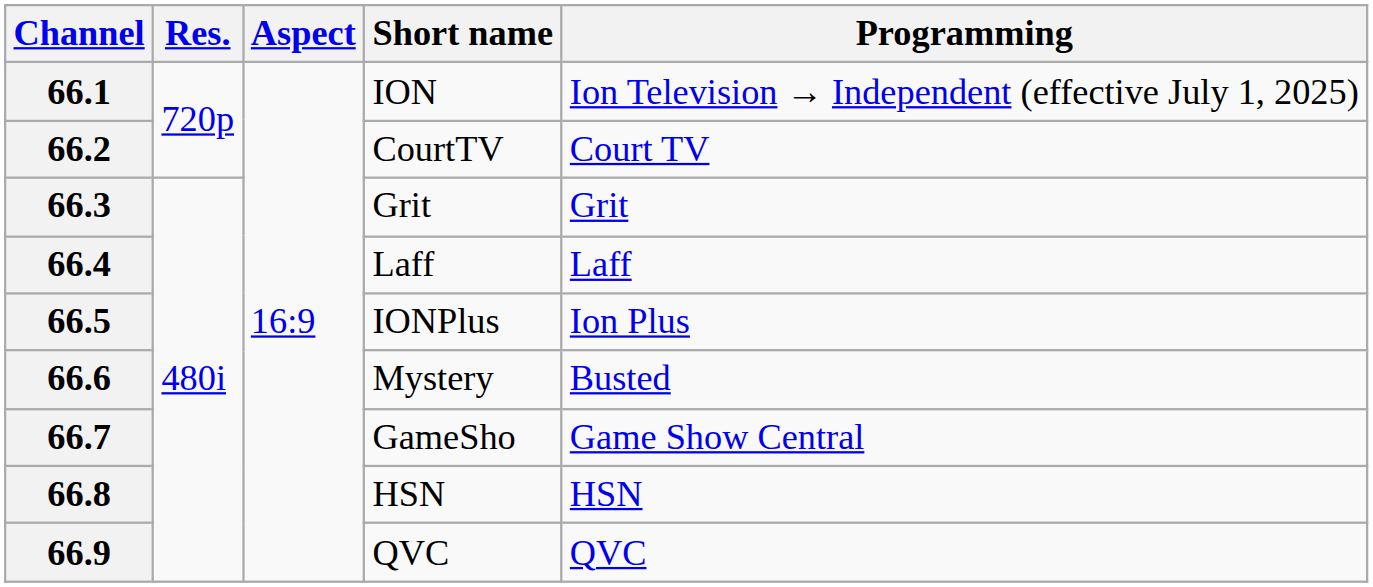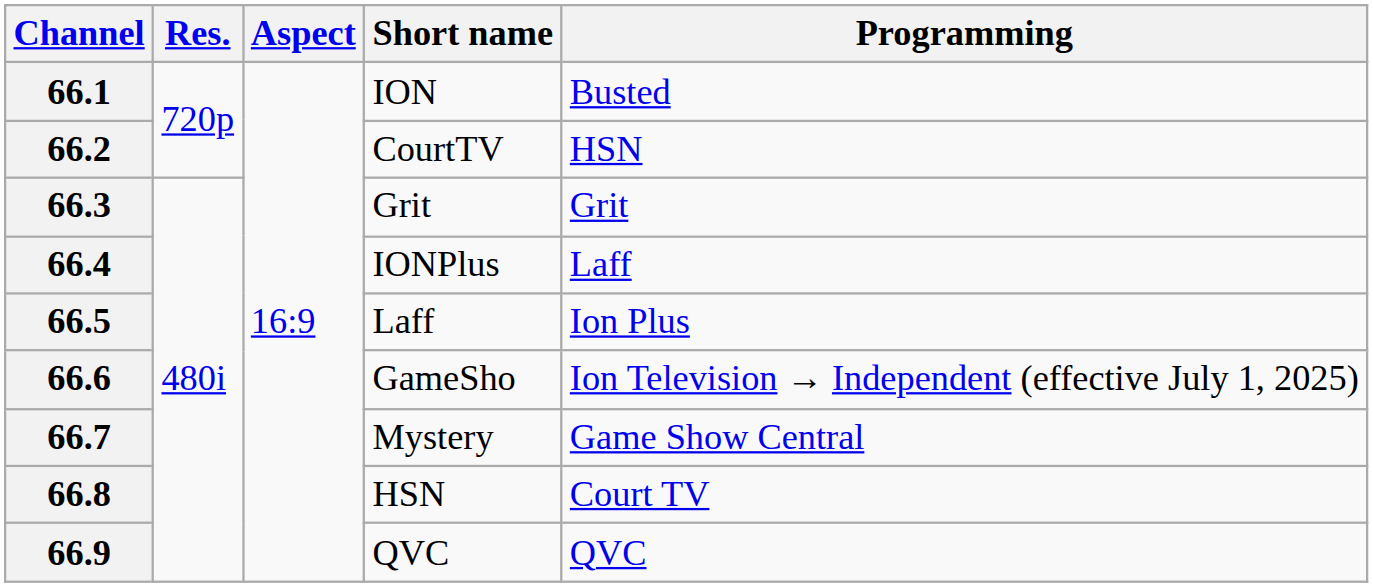(964, 90) Ion Television → Independent (effective July 1, 2025) -> (620, 90) Busted
(640, 148) Court TV -> (606, 148) HSN
(403, 263) Laff -> (436, 263) IONPlus
(436, 321) IONPlus -> (403, 321) Laff
(433, 378) Mystery -> (444, 378) GameSho
(620, 378) Busted -> (964, 378) Ion Television → Independent (effective July 1, 2025)
(444, 436) GameSho -> (433, 436) Mystery
(606, 494) HSN -> (640, 494) Court TV
